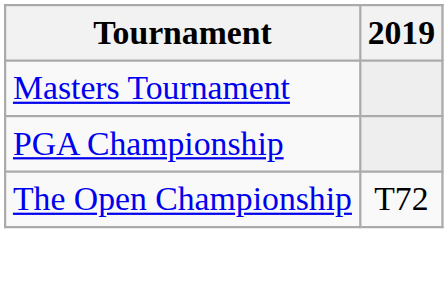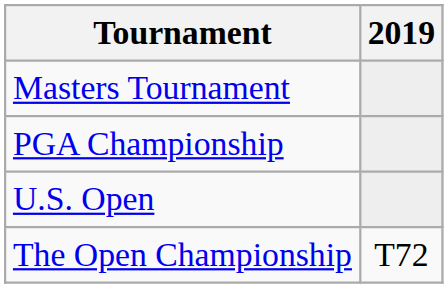+ row: (84, 199)
